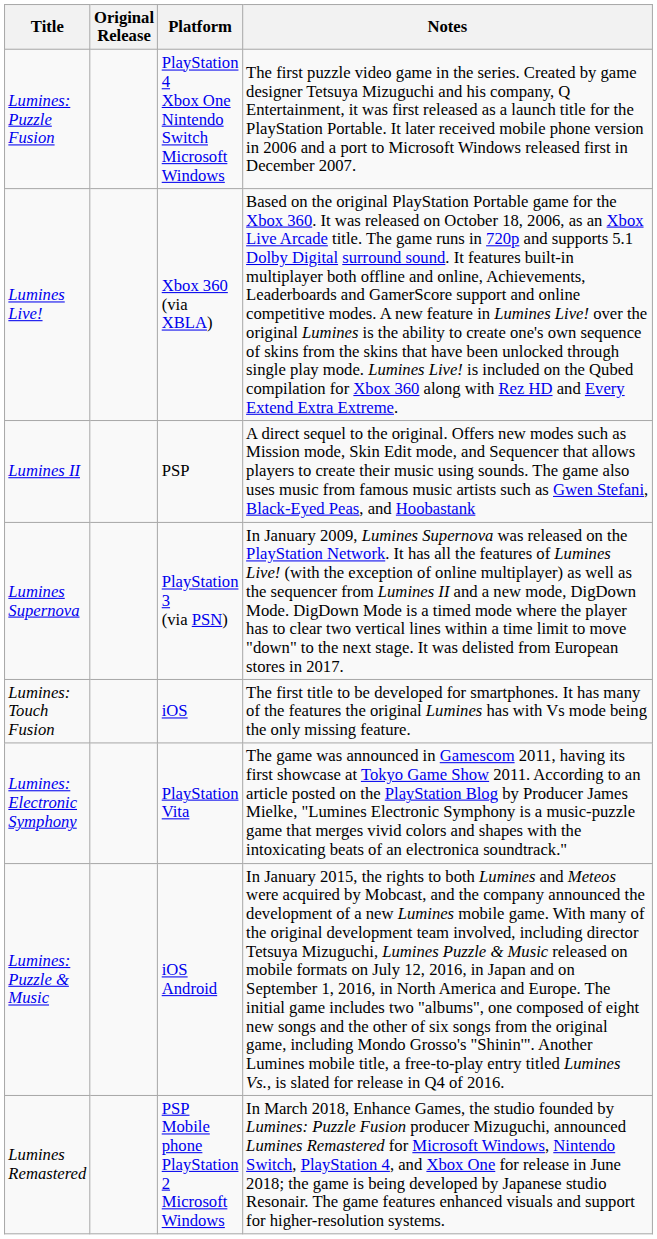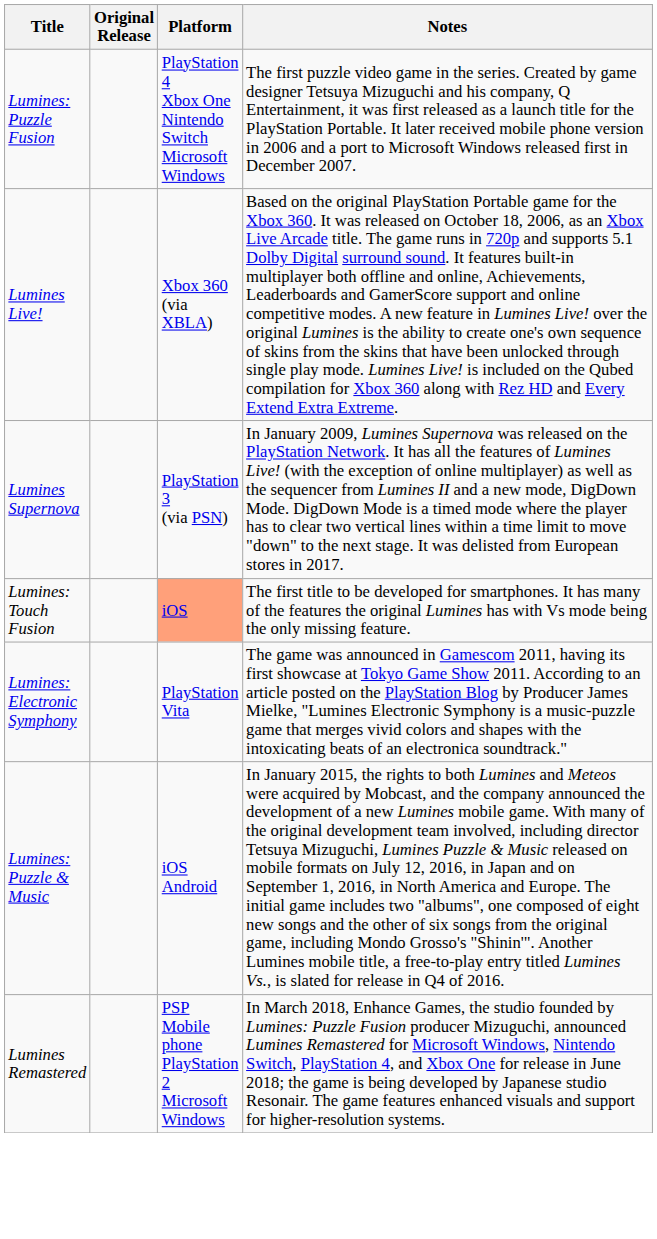- row: (44, 471)
(175, 711) no background -> (175, 609) lightsalmon background
